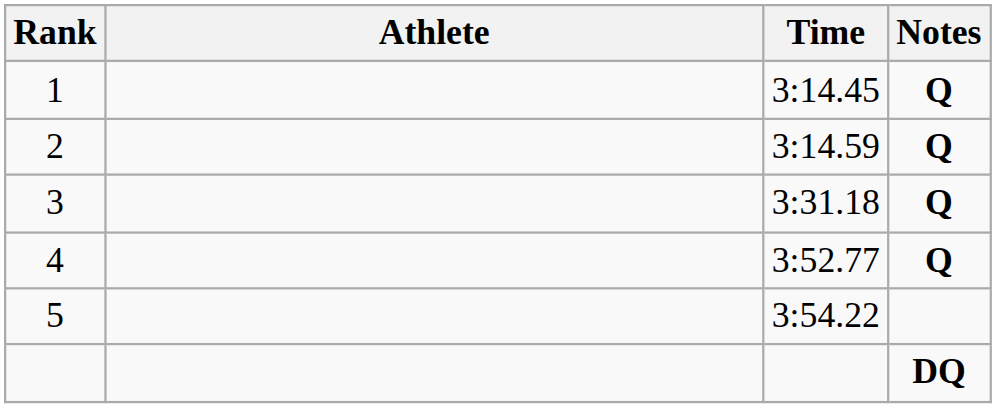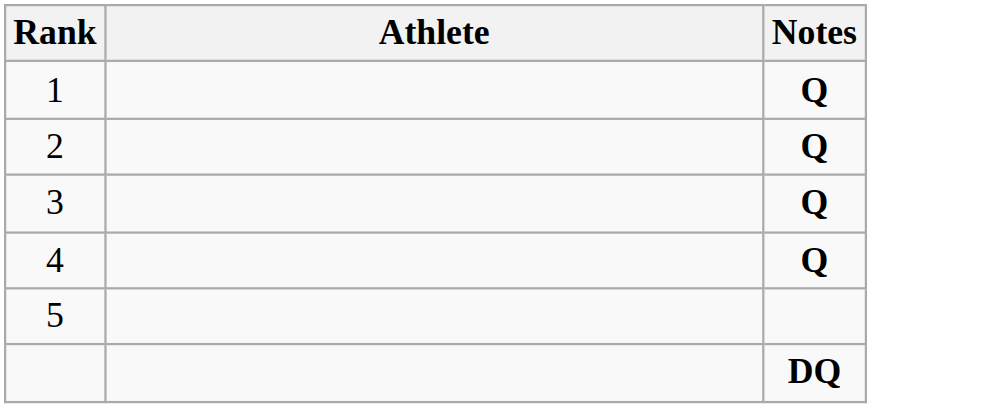- column: (826, 32)
